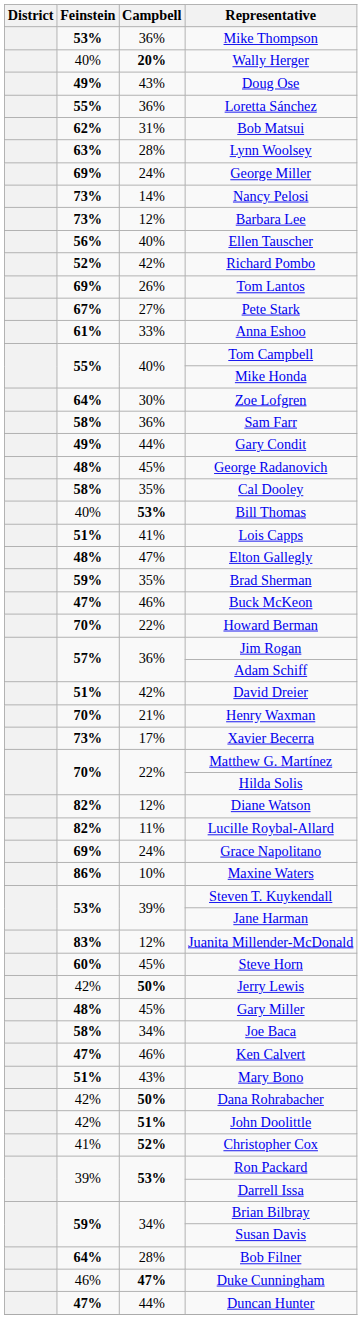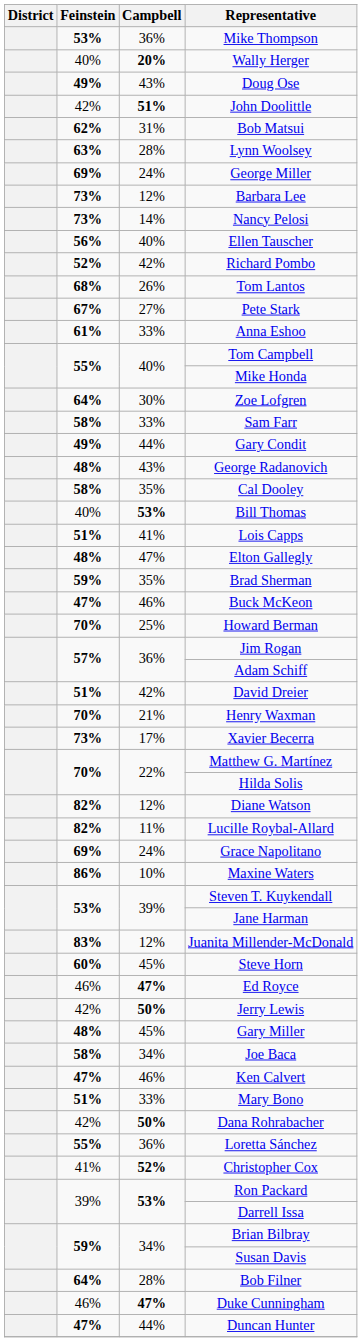rows swapped: (271, 1122) <-> (271, 106)
rows swapped: (271, 196) <-> (271, 219)
(88, 286) 69% -> (88, 286) 68%
(152, 422) 36% -> (152, 422) 33%
(152, 467) 45% -> (152, 467) 43%
(152, 625) 22% -> (152, 625) 25%
+ row: (271, 986)
(152, 1077) 43% -> (152, 1099) 33%
